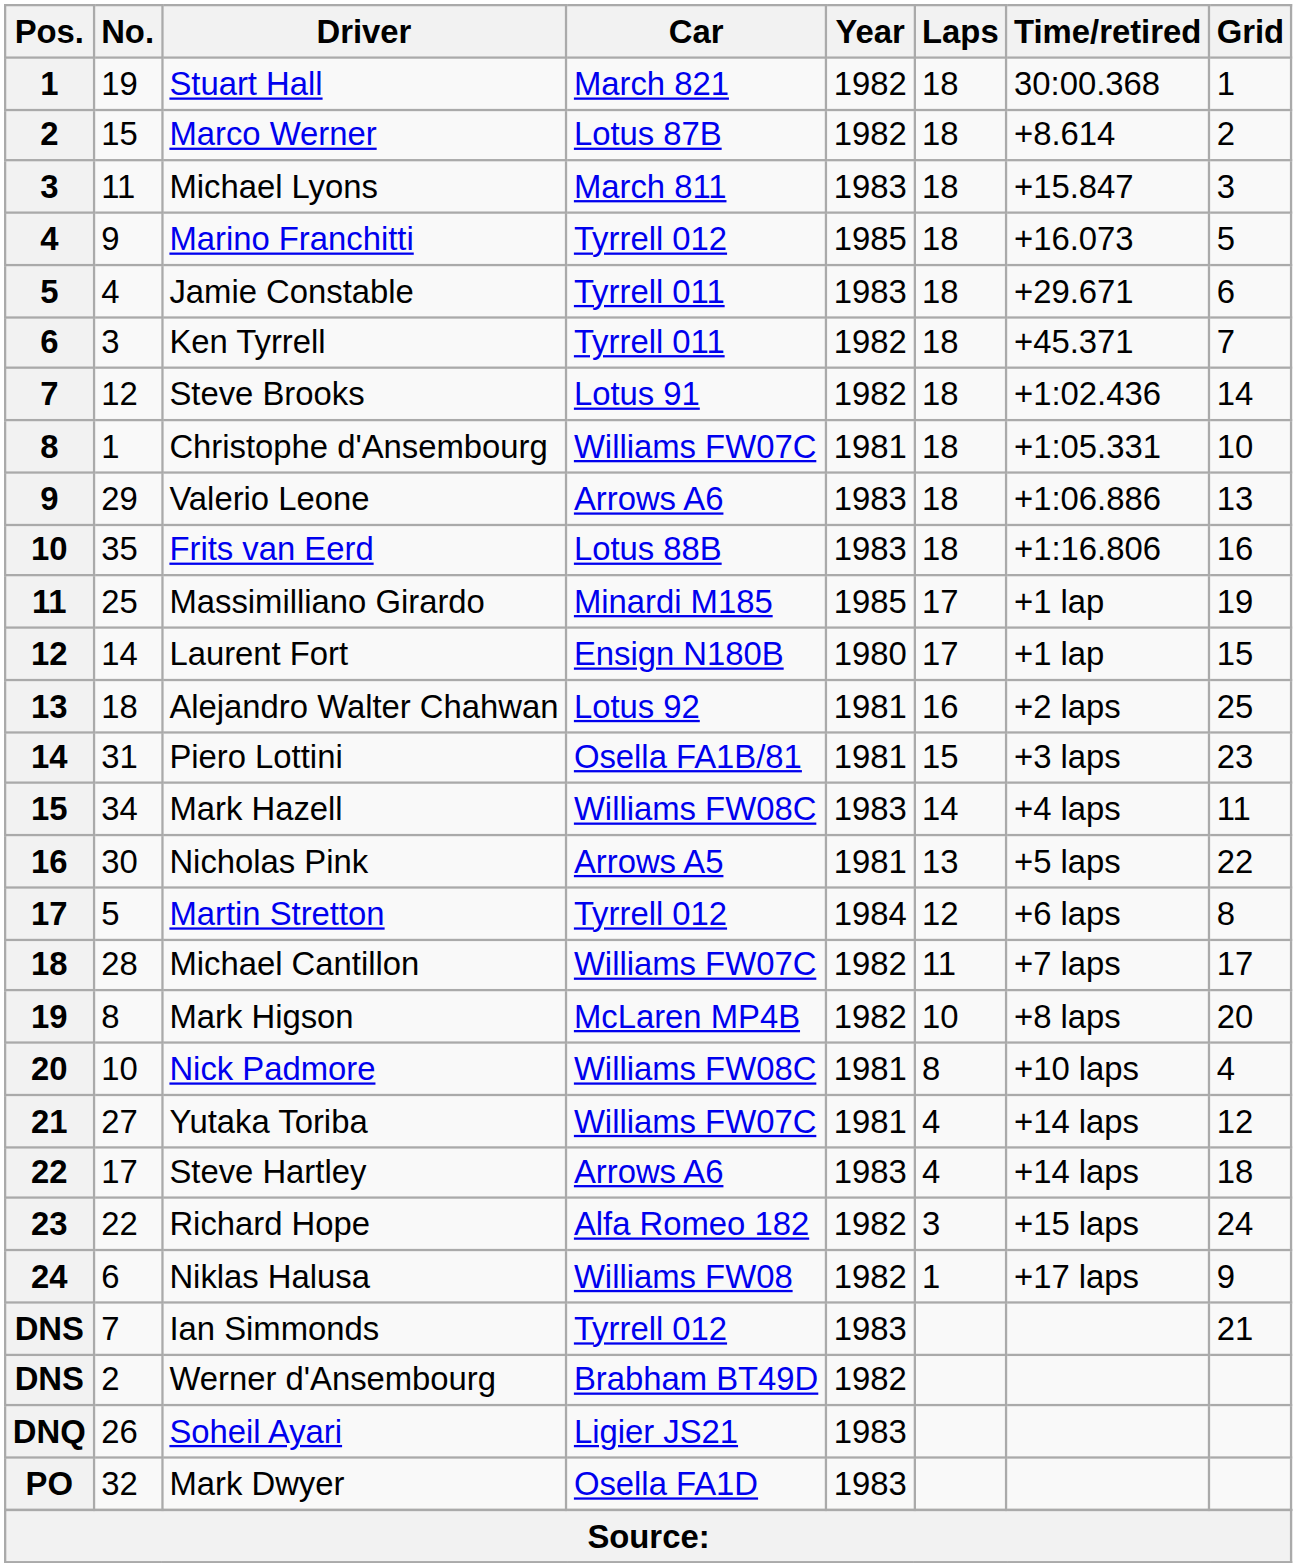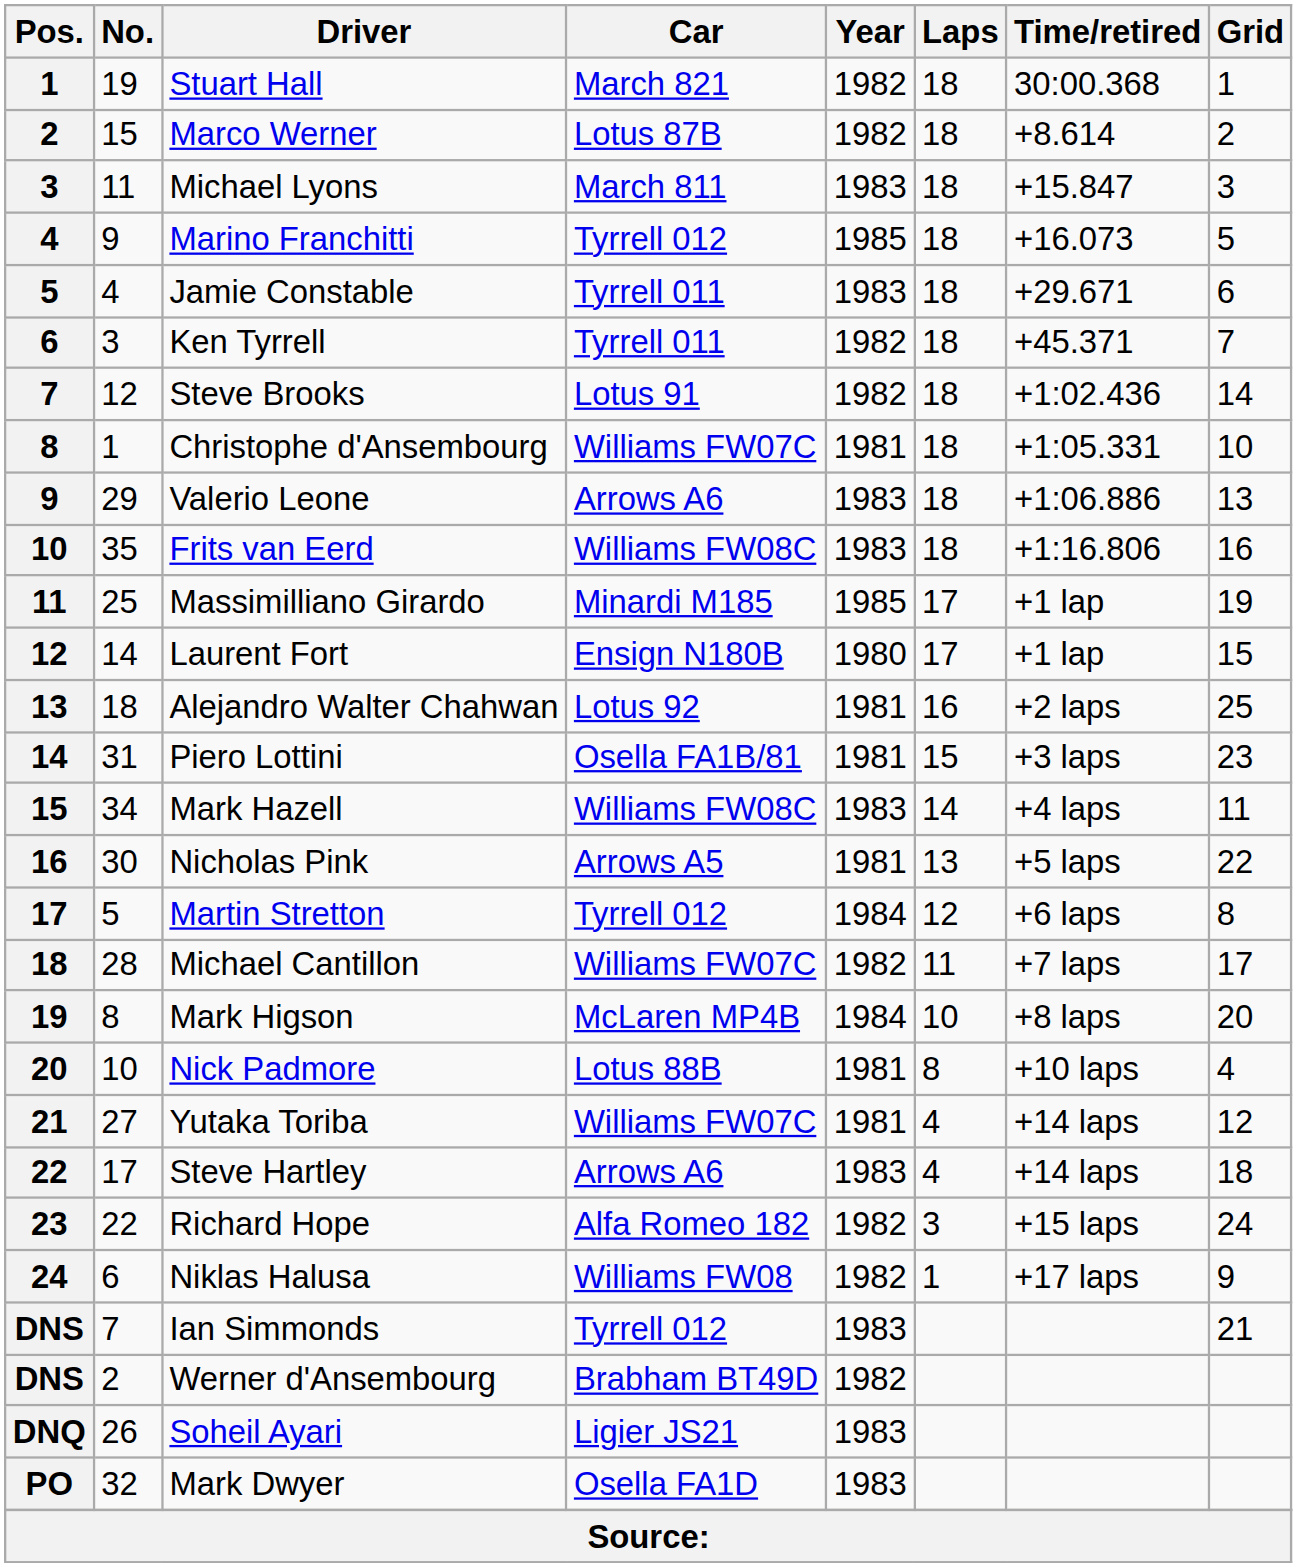(648, 550) Lotus 88B -> (695, 550) Williams FW08C
(870, 1017) 1982 -> (870, 1017) 1984
(695, 1069) Williams FW08C -> (648, 1069) Lotus 88B
